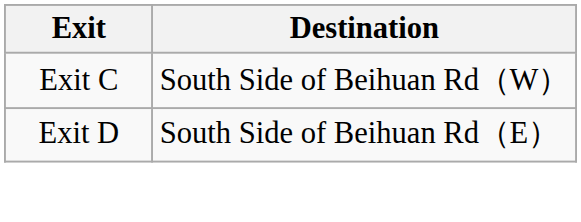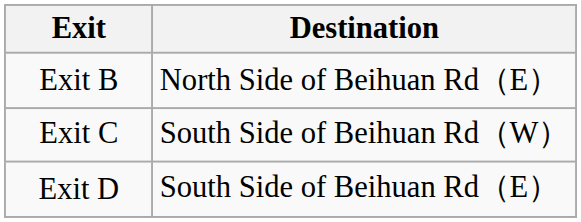+ row: (79, 80)
